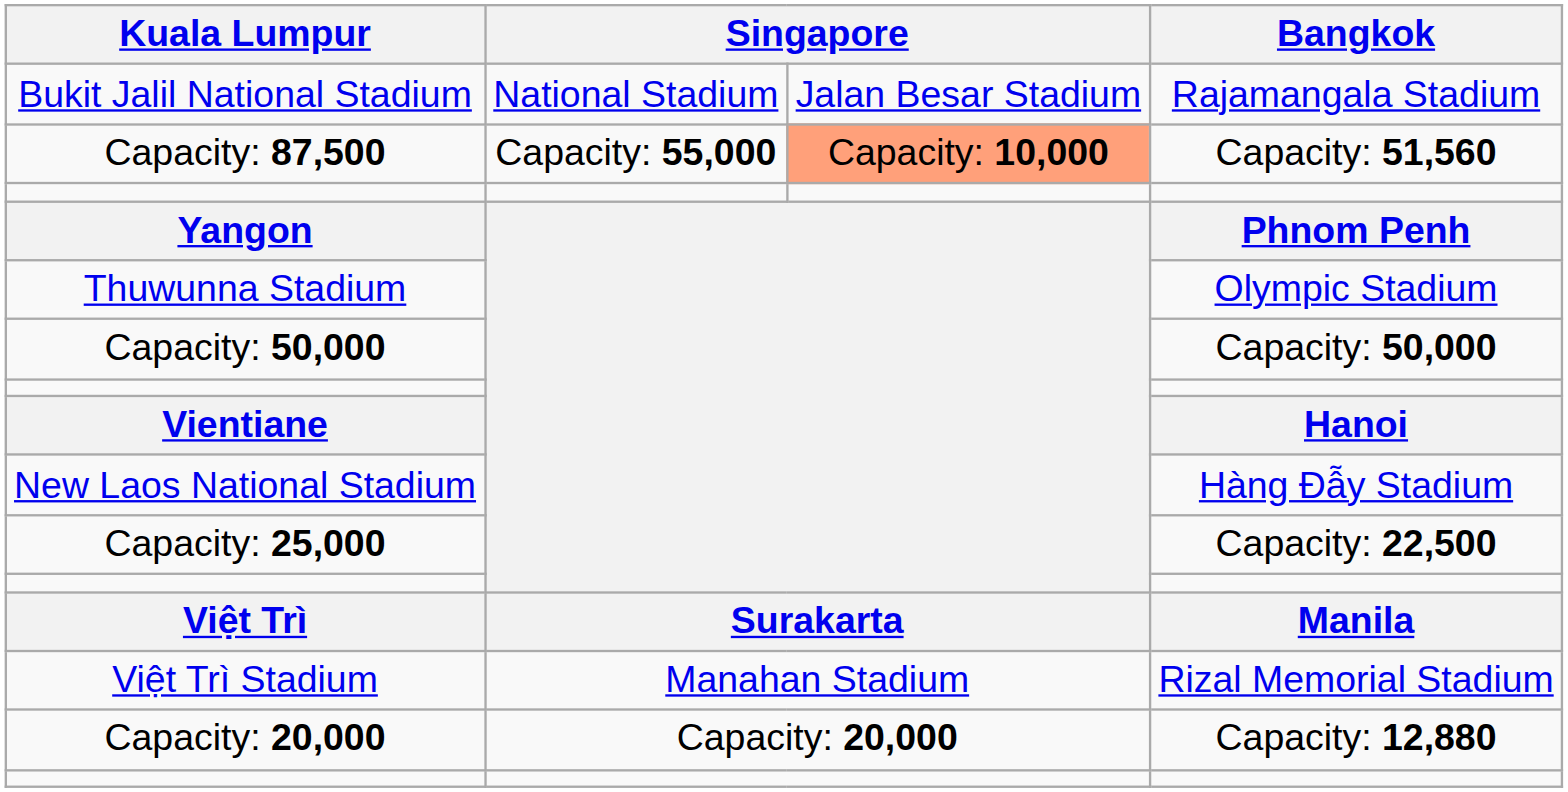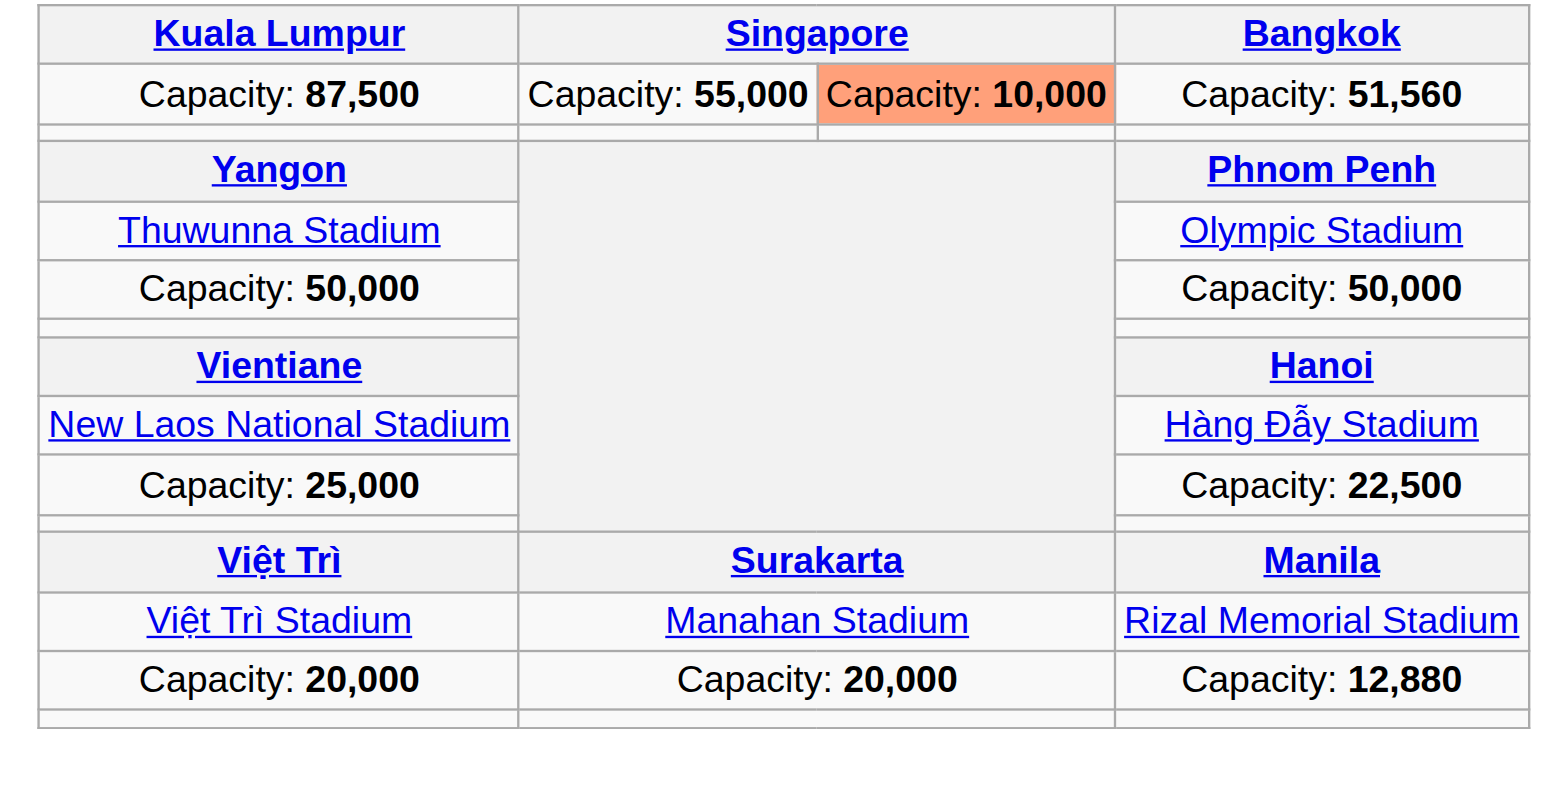- row: (245, 93)
